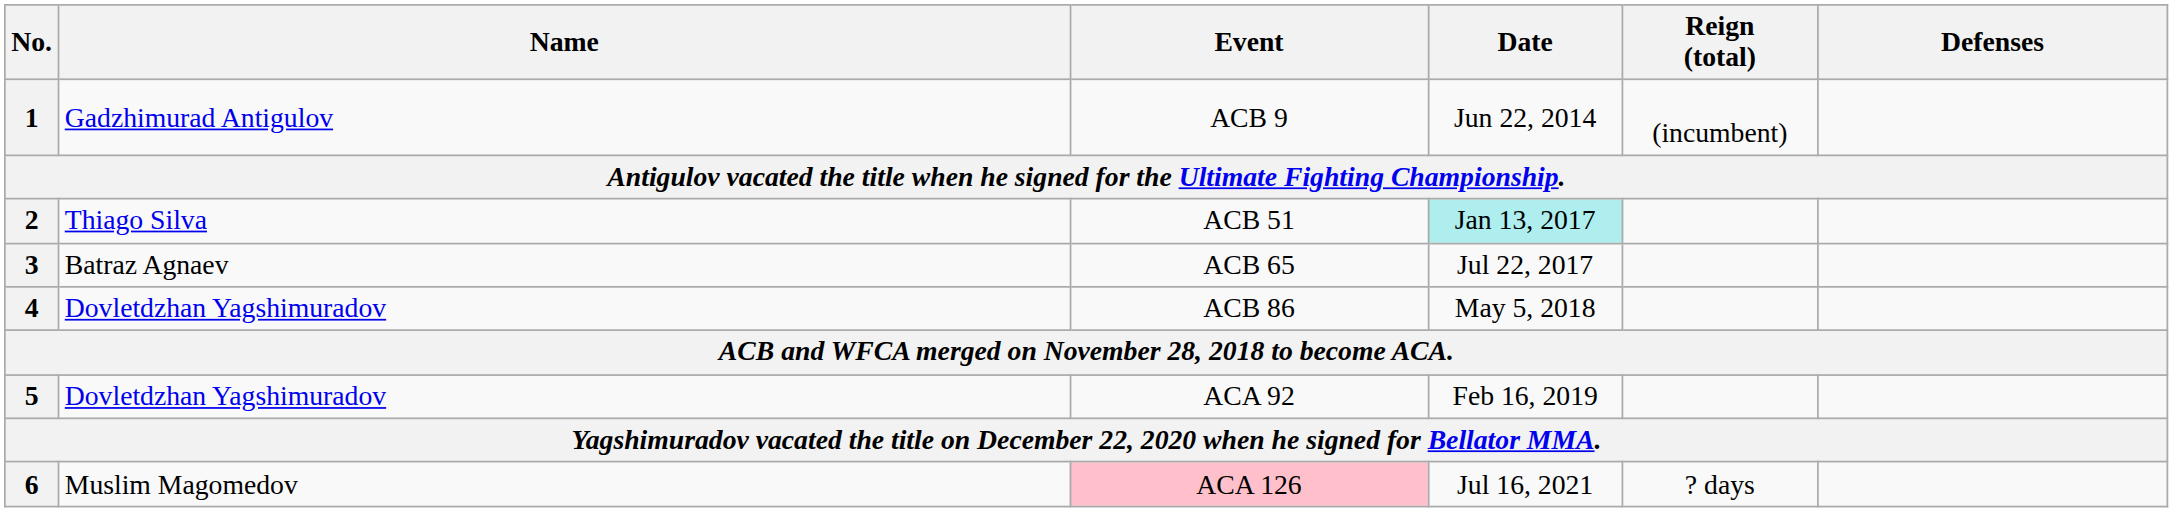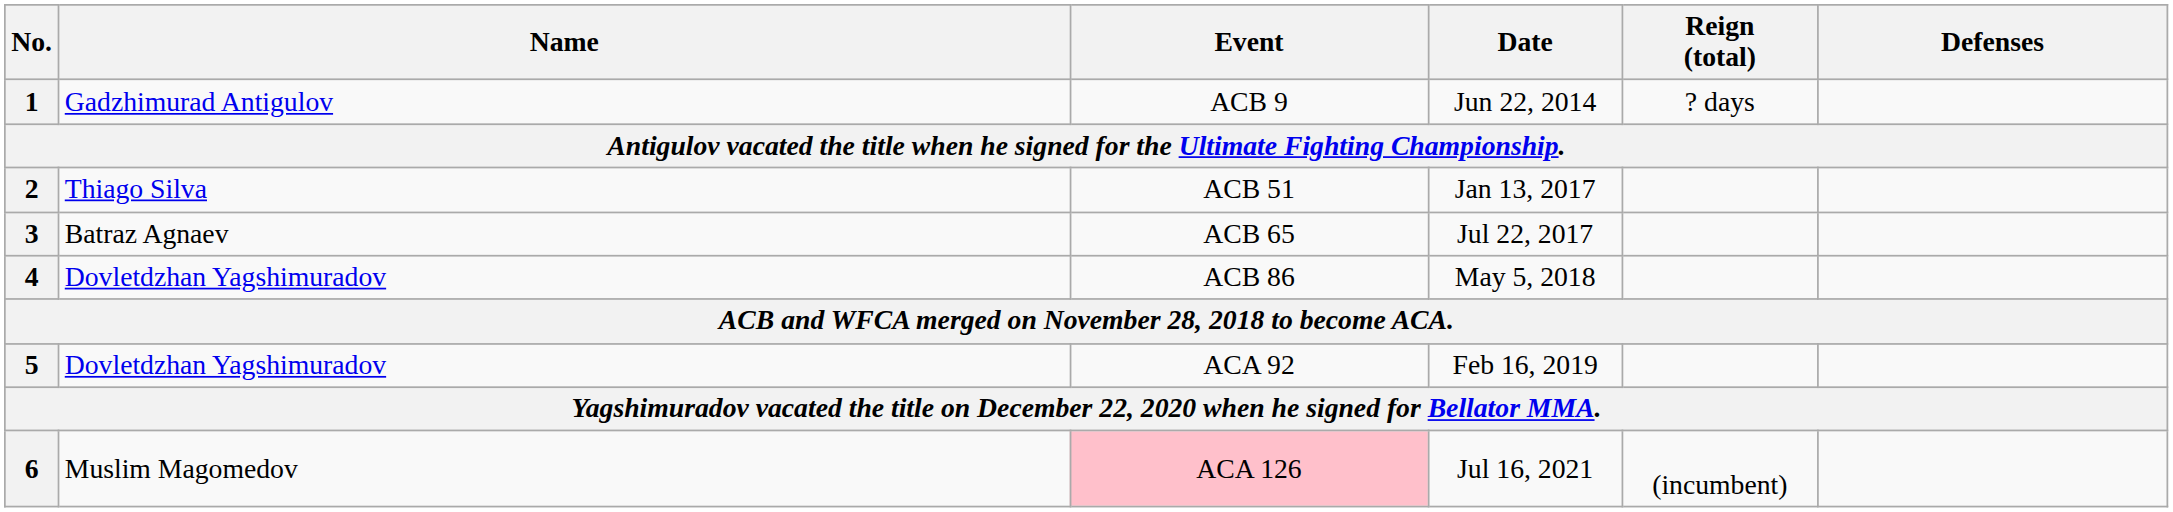(1720, 132) (incumbent) -> (1720, 101) ? days
(1525, 220) paleturquoise background -> (1525, 189) no background
(1720, 483) ? days -> (1720, 483) (incumbent)
